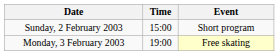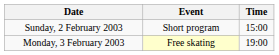columns swapped: (160, 12) <-> (226, 12)
